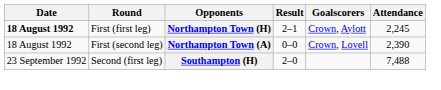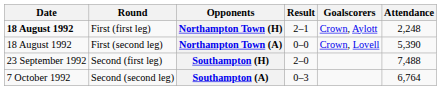(398, 28) 2,245 -> (409, 28) 2,248
(398, 45) 2,390 -> (409, 45) 5,390
+ row: (231, 77)
